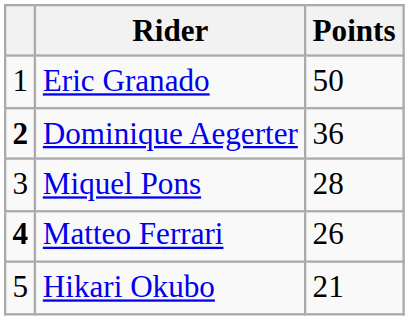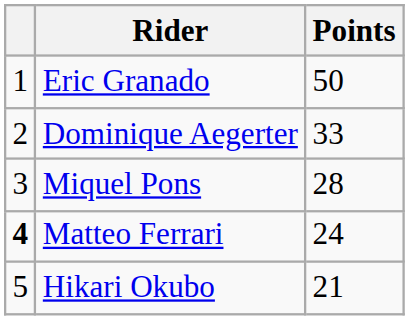(20, 132) bold -> (20, 132) normal
(328, 132) 36 -> (328, 132) 33
(328, 235) 26 -> (328, 235) 24
